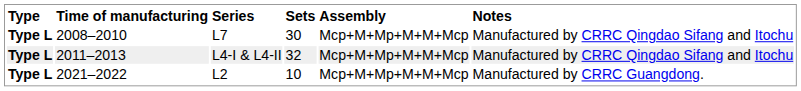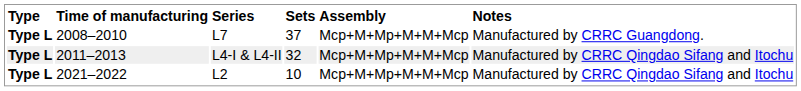(293, 35) 30 -> (293, 35) 37
(633, 35) Manufactured by CRRC Qingdao Sifang and Itochu -> (588, 35) Manufactured by CRRC Guangdong.
(588, 75) Manufactured by CRRC Guangdong. -> (633, 75) Manufactured by CRRC Qingdao Sifang and Itochu
